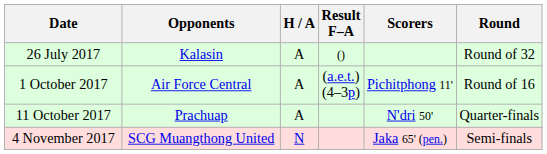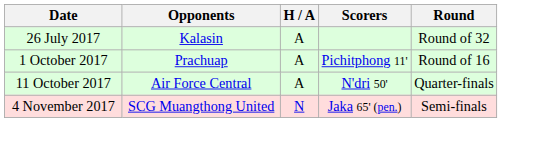- column: (341, 23)
(201, 84) Air Force Central -> (201, 60) Prachuap
(201, 115) Prachuap -> (201, 83) Air Force Central
